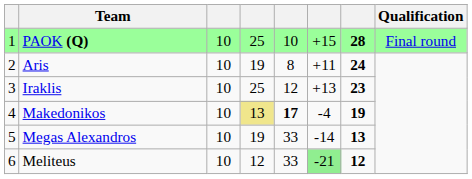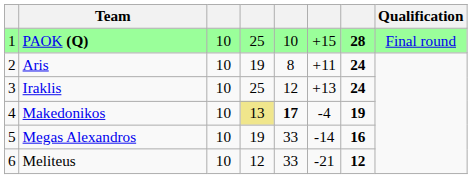(358, 88) 23 -> (358, 88) 24
(358, 137) 13 -> (358, 137) 16
(324, 161) lightgreen background -> (324, 161) no background
